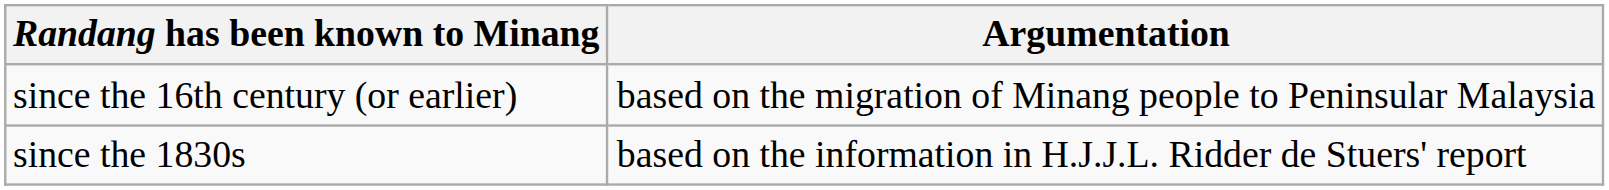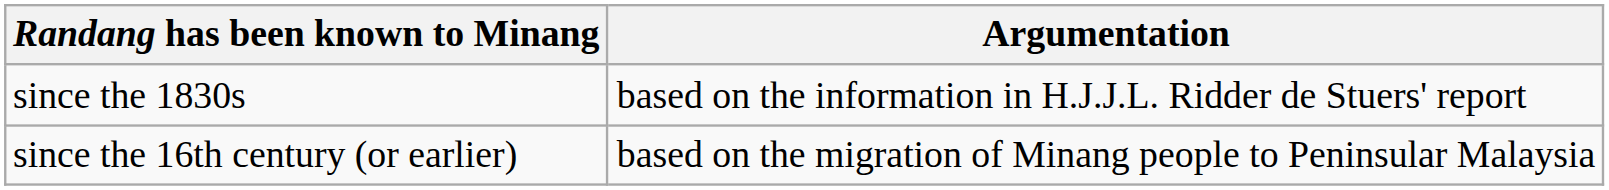rows swapped: (265, 94) <-> (129, 154)
